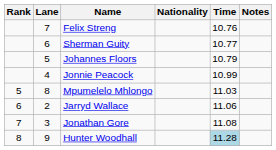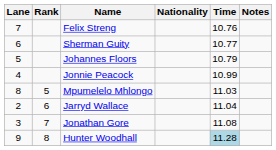columns swapped: (19, 12) <-> (47, 12)
(225, 106) 11.06 -> (225, 106) 11.04
